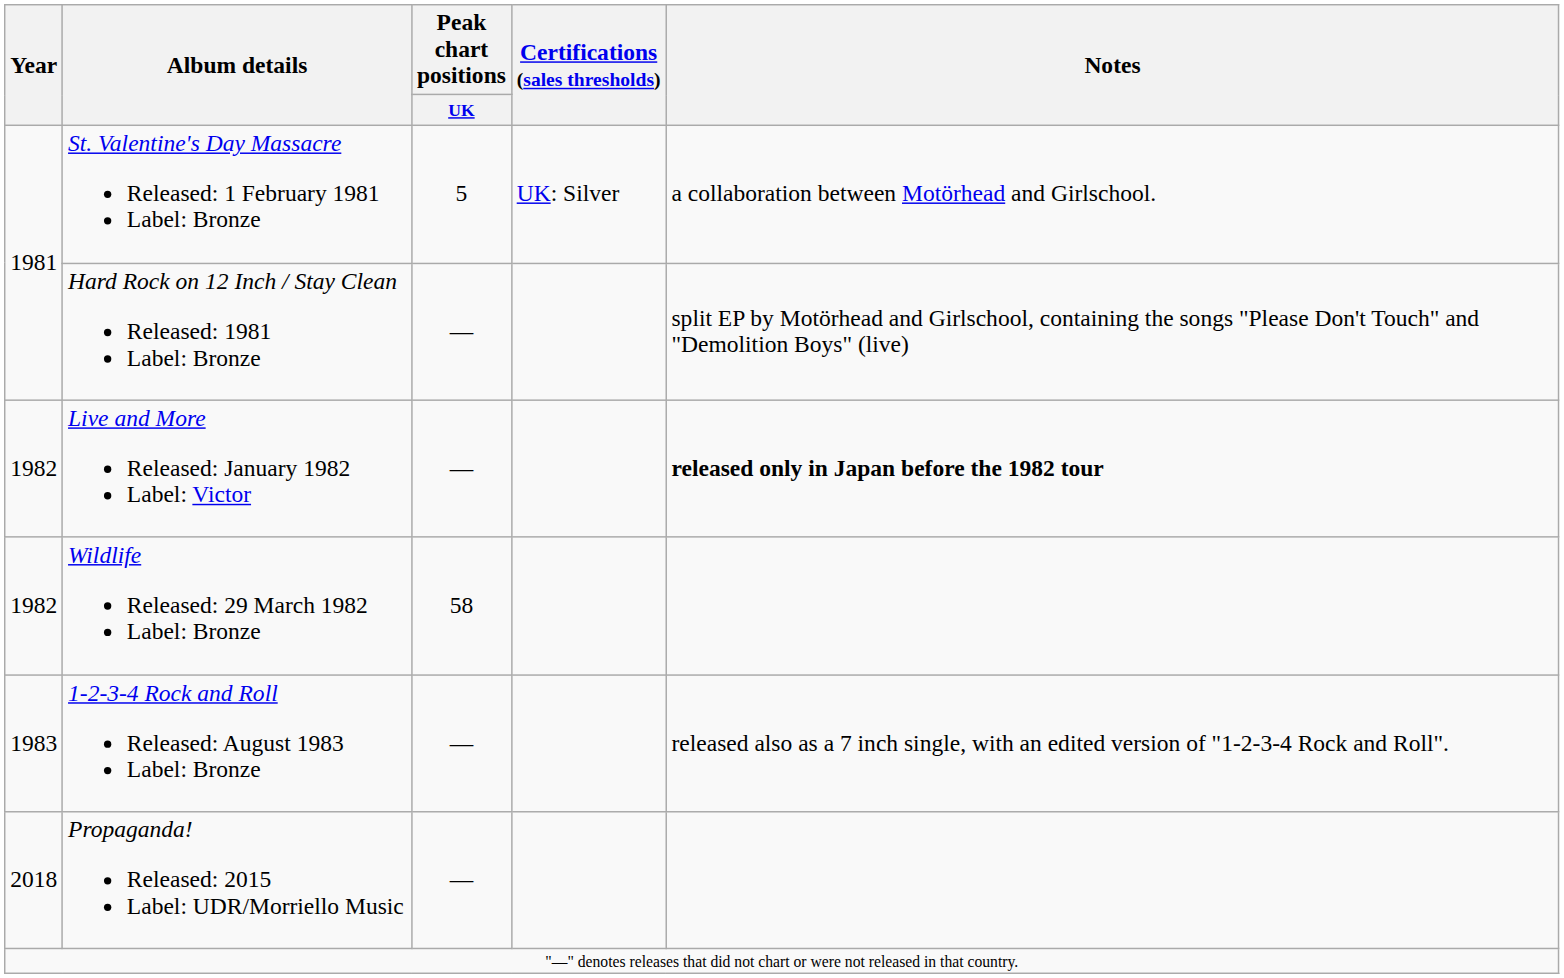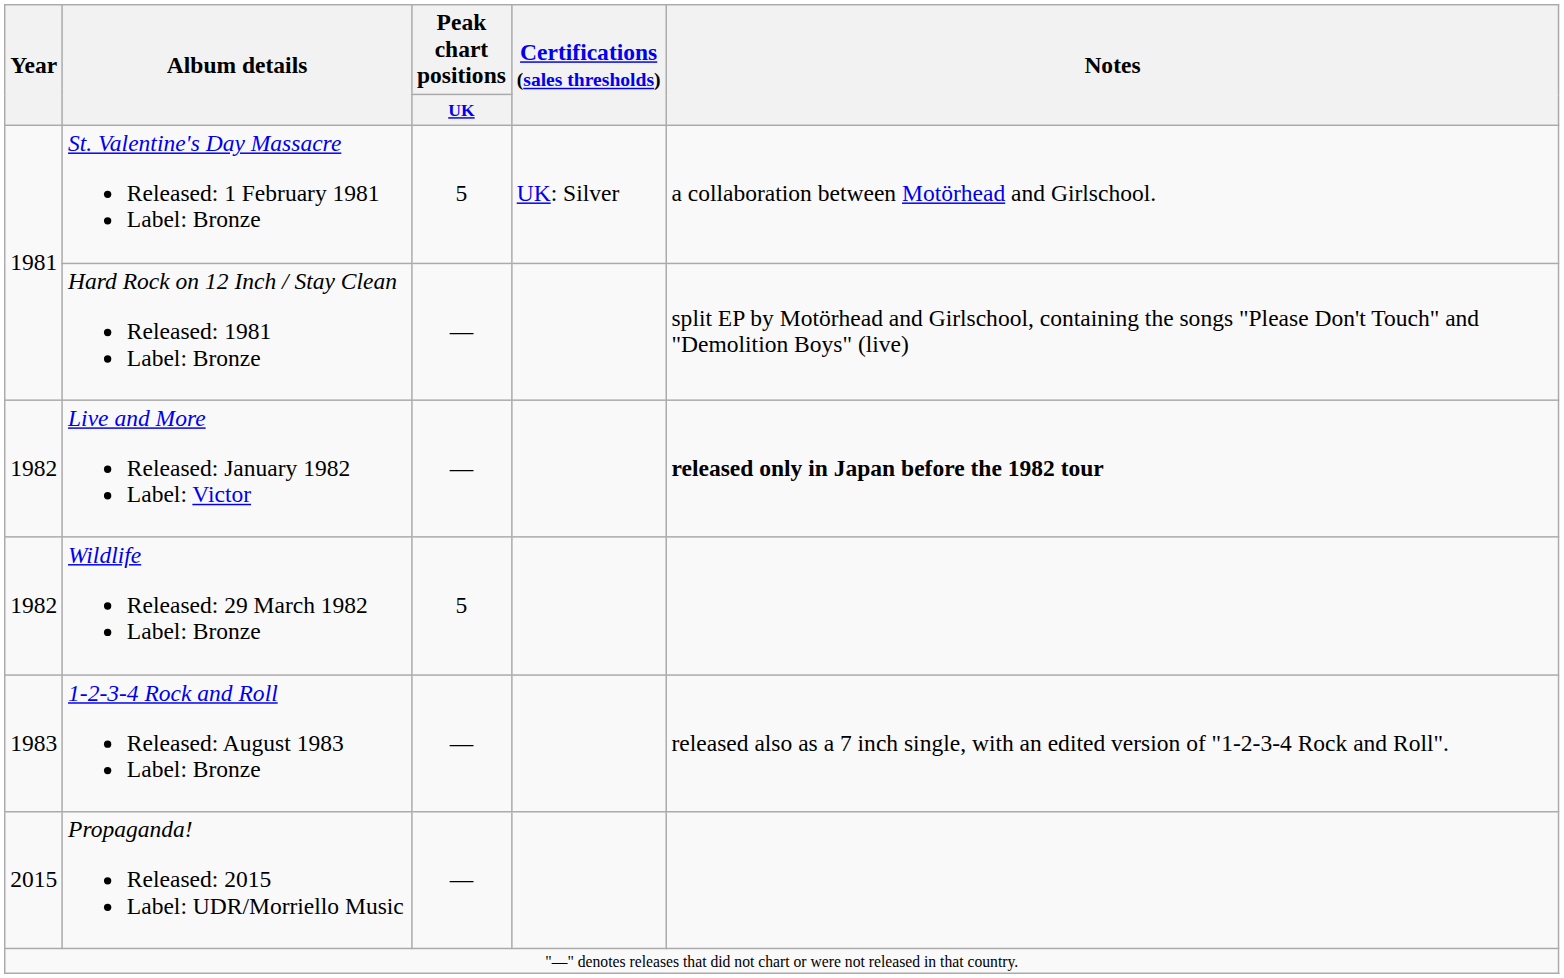(461, 605) 58 -> (461, 605) 5
(34, 880) 2018 -> (34, 880) 2015
